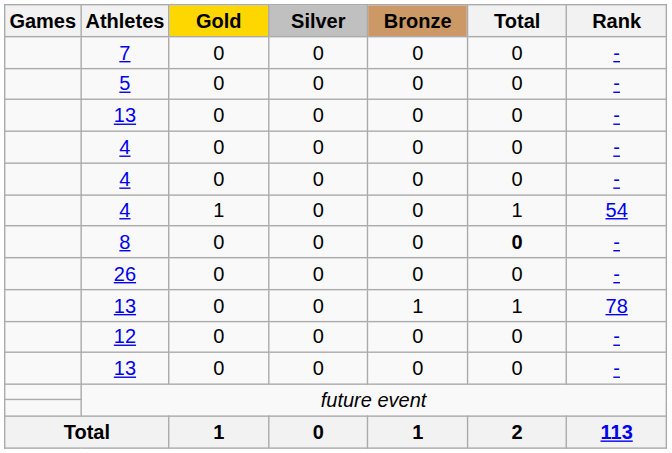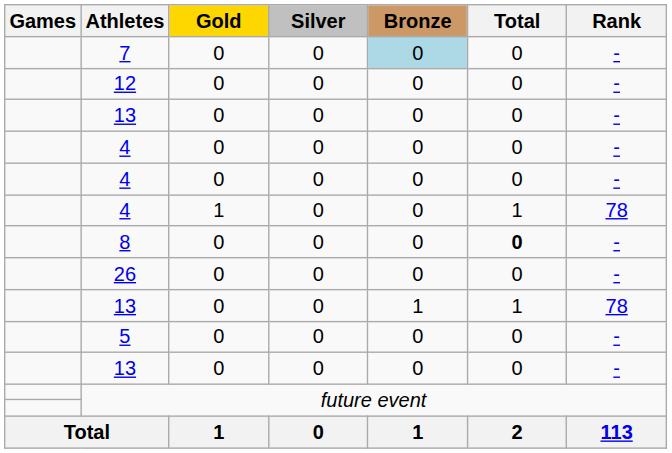(418, 53) no background -> (418, 53) lightblue background
rows swapped: (125, 337) <-> (125, 84)
(617, 211) 54 -> (617, 211) 78
